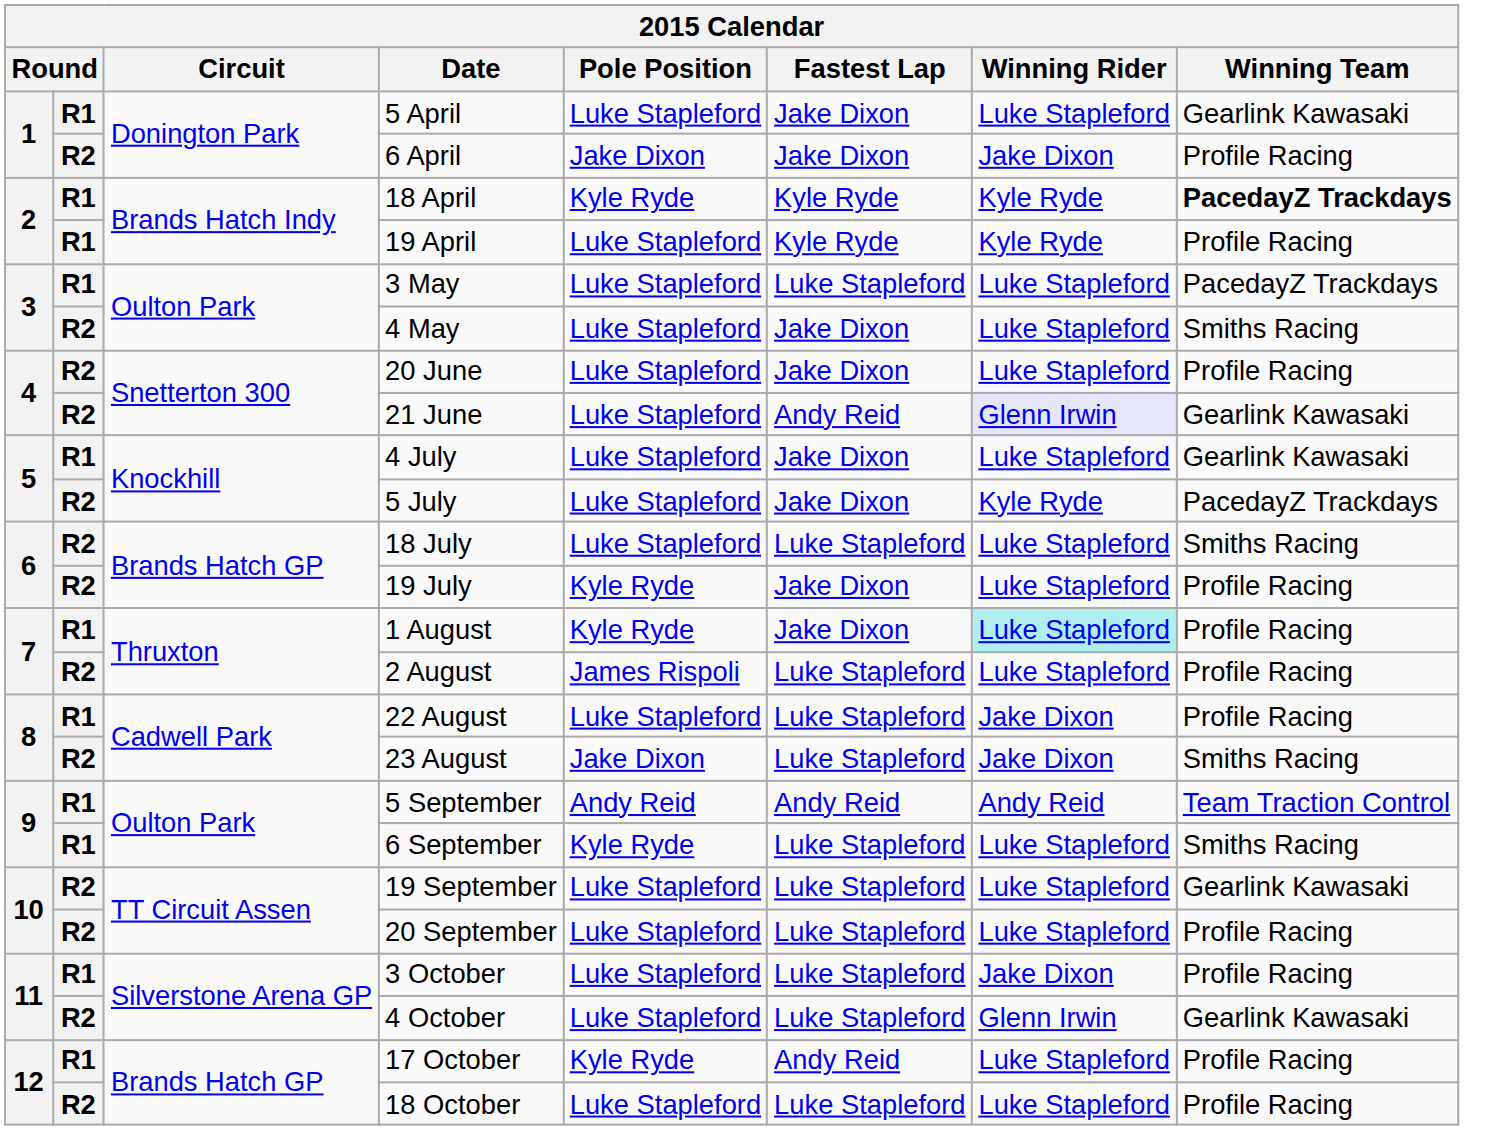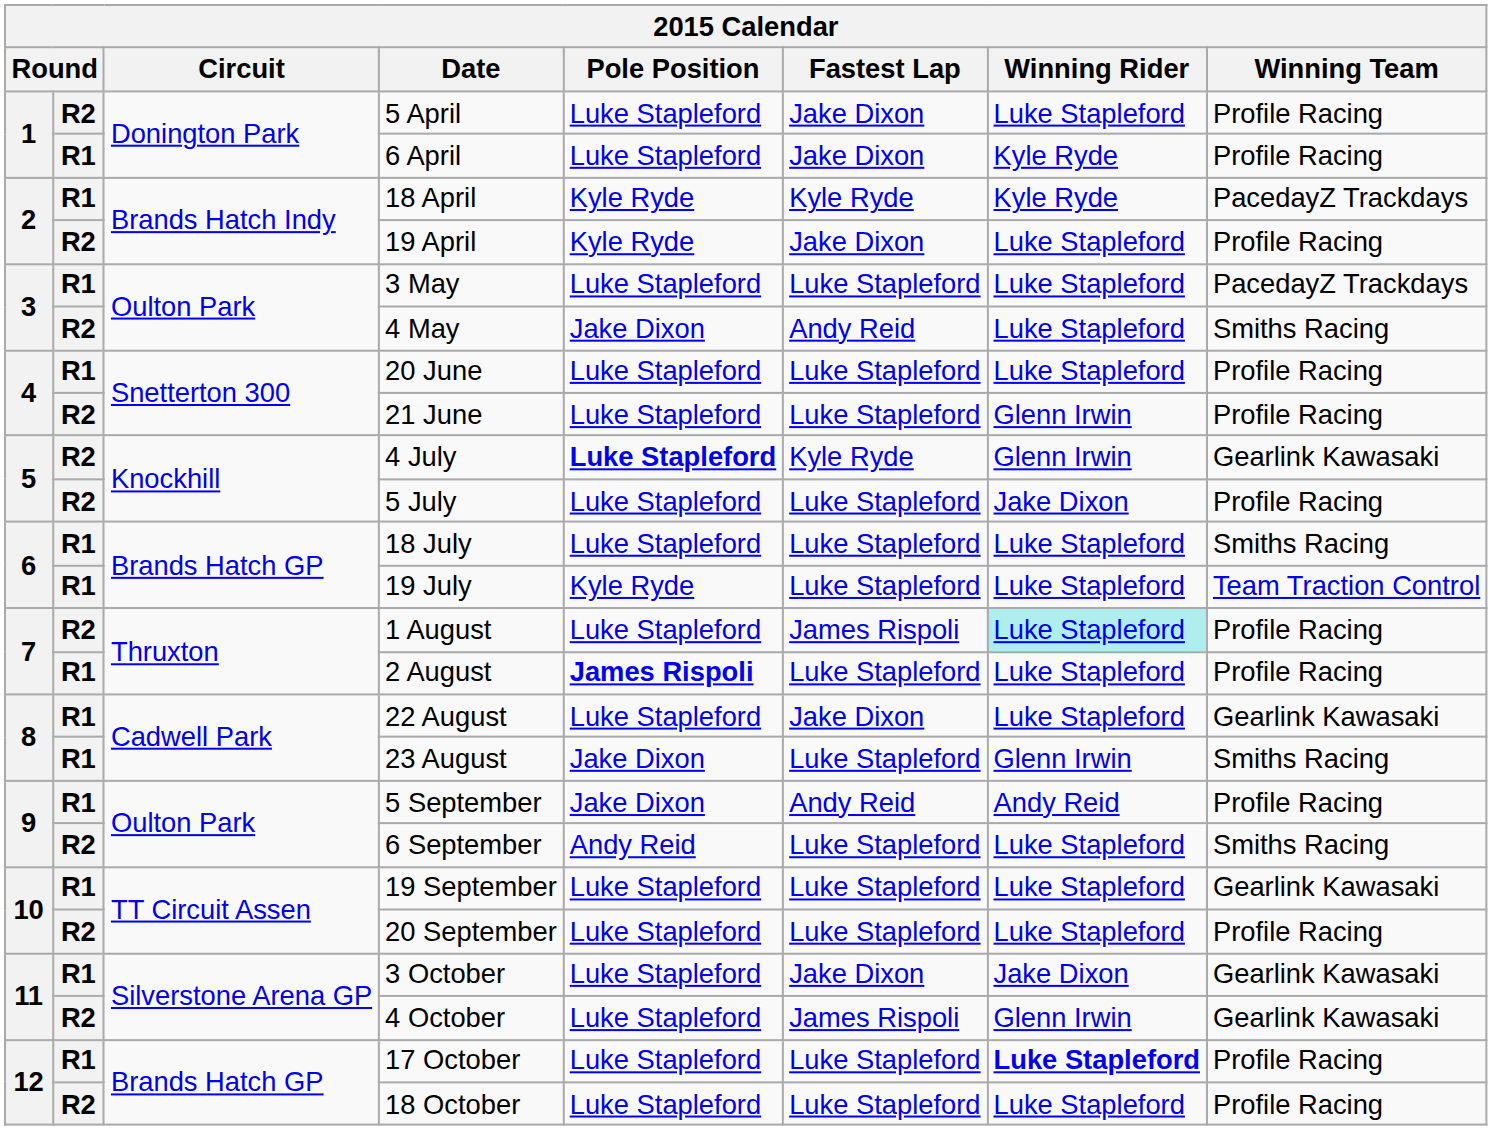(78, 112) R1 -> (78, 112) R2
(1296, 112) Gearlink Kawasaki -> (1298, 112) Profile Racing
(78, 155) R2 -> (78, 155) R1
(637, 155) Jake Dixon -> (665, 155) Luke Stapleford
(1046, 155) Jake Dixon -> (1056, 155) Kyle Ryde
(1317, 199) bold -> (1341, 199) normal
(78, 242) R1 -> (78, 242) R2
(665, 242) Luke Stapleford -> (632, 242) Kyle Ryde
(836, 242) Kyle Ryde -> (857, 242) Jake Dixon
(1041, 242) Kyle Ryde -> (1089, 242) Luke Stapleford
(665, 328) Luke Stapleford -> (637, 328) Jake Dixon
(842, 328) Jake Dixon -> (852, 328) Andy Reid
(78, 371) R2 -> (78, 371) R1
(842, 371) Jake Dixon -> (885, 371) Luke Stapleford
(837, 414) Andy Reid -> (885, 414) Luke Stapleford
(1048, 414) lavender background -> (1063, 414) no background
(1296, 414) Gearlink Kawasaki -> (1298, 414) Profile Racing
(78, 457) R1 -> (78, 457) R2
(665, 457) normal -> (673, 457) bold
(842, 457) Jake Dixon -> (851, 457) Kyle Ryde
(1074, 457) Luke Stapleford -> (1063, 457) Glenn Irwin
(842, 500) Jake Dixon -> (885, 500) Luke Stapleford
(1041, 500) Kyle Ryde -> (1061, 500) Jake Dixon
(1310, 500) PacedayZ Trackdays -> (1298, 500) Profile Racing
(78, 543) R2 -> (78, 543) R1
(78, 586) R2 -> (78, 586) R1
(842, 586) Jake Dixon -> (885, 586) Luke Stapleford
(1268, 586) Profile Racing -> (1347, 586) Team Traction Control
(78, 629) R1 -> (78, 629) R2
(632, 629) Kyle Ryde -> (665, 629) Luke Stapleford
(842, 629) Jake Dixon -> (874, 629) James Rispoli
(78, 672) R2 -> (78, 672) R1
(655, 672) normal -> (662, 672) bold
(870, 716) Luke Stapleford -> (857, 716) Jake Dixon
(1046, 716) Jake Dixon -> (1089, 716) Luke Stapleford
(1268, 716) Profile Racing -> (1326, 716) Gearlink Kawasaki
(78, 759) R2 -> (78, 759) R1
(1046, 759) Jake Dixon -> (1063, 759) Glenn Irwin
(633, 802) Andy Reid -> (637, 802) Jake Dixon
(1316, 802) Team Traction Control -> (1298, 802) Profile Racing
(78, 845) R1 -> (78, 845) R2
(632, 845) Kyle Ryde -> (633, 845) Andy Reid
(78, 888) R2 -> (78, 888) R1
(870, 974) Luke Stapleford -> (857, 974) Jake Dixon
(1268, 974) Profile Racing -> (1326, 974) Gearlink Kawasaki
(870, 1017) Luke Stapleford -> (874, 1017) James Rispoli
(632, 1060) Kyle Ryde -> (665, 1060) Luke Stapleford
(837, 1060) Andy Reid -> (885, 1060) Luke Stapleford
(1074, 1060) normal -> (1097, 1060) bold
